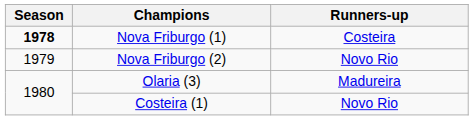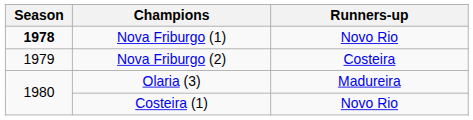(369, 37) Costeira -> (369, 37) Novo Rio
(369, 59) Novo Rio -> (369, 59) Costeira
